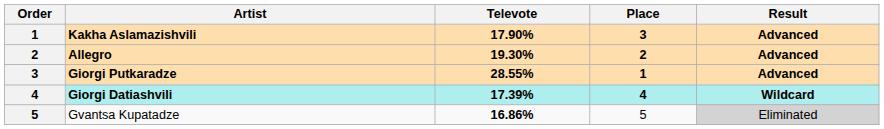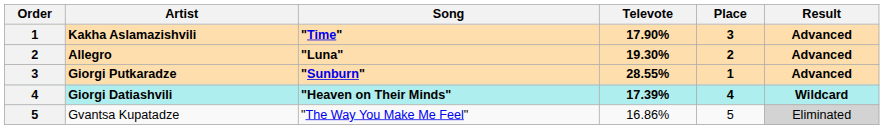+ column: (449, 14)
(512, 114) bold -> (648, 114) normal
